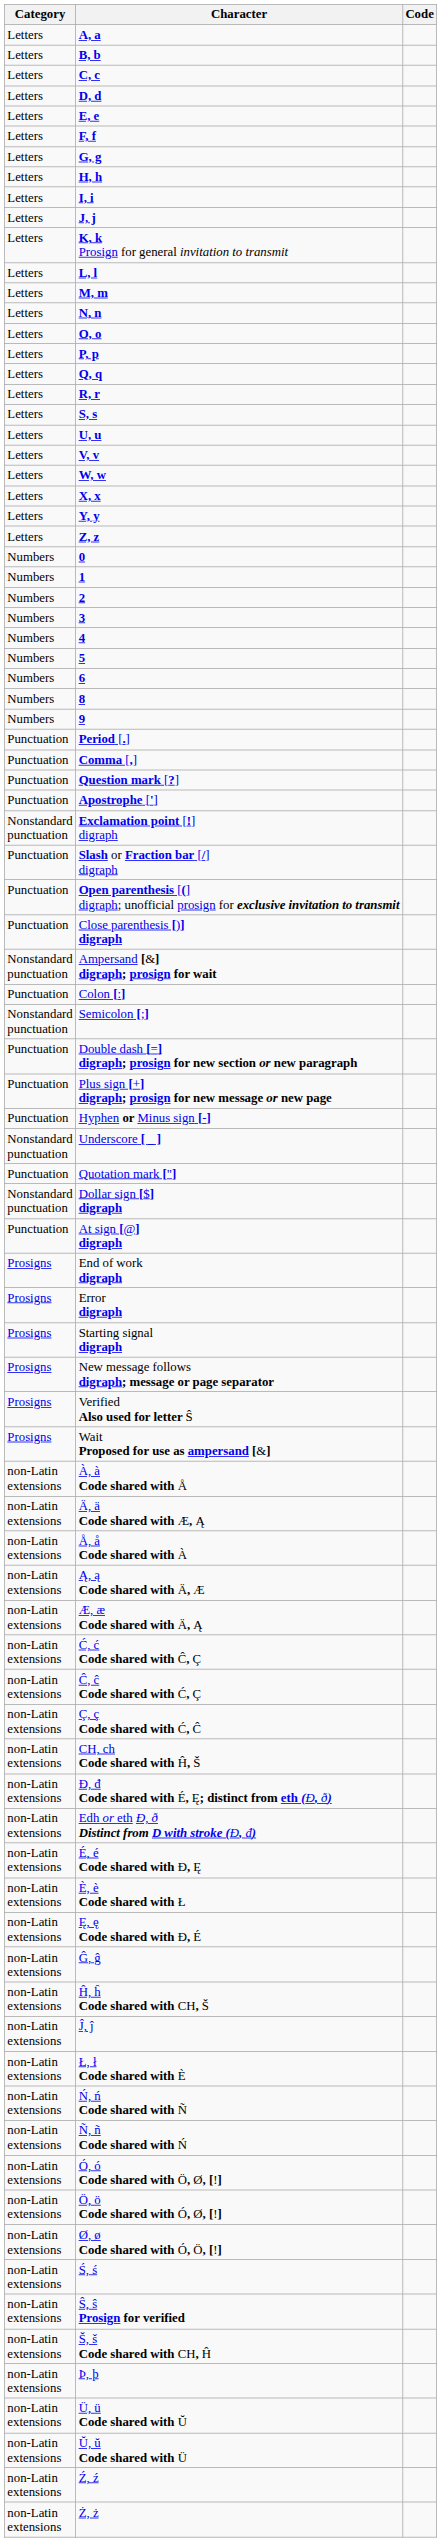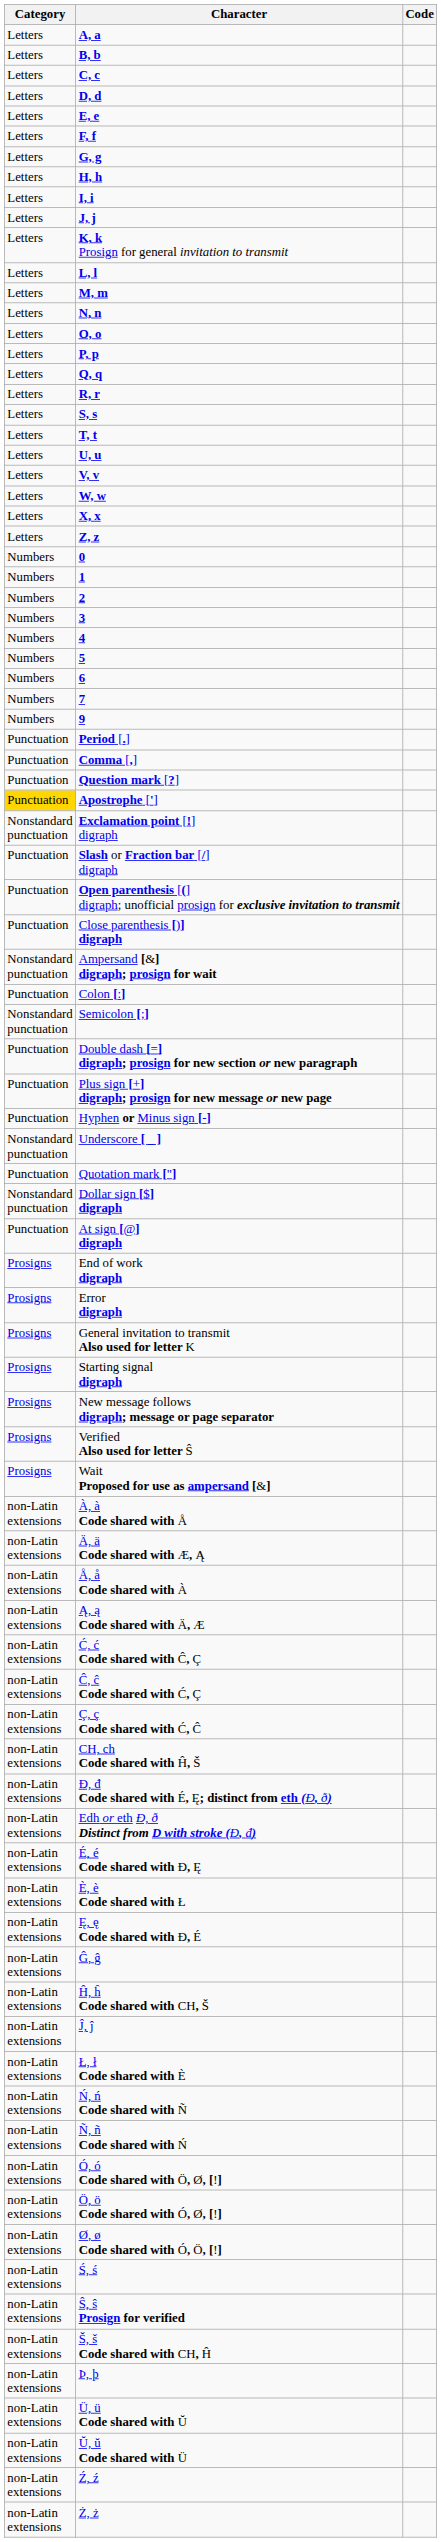+ row: (88, 435)
- row: (89, 516)
+ row: (82, 698)
- row: (82, 698)
(38, 800) no background -> (38, 800) gold background
+ row: (154, 1339)
- row: (141, 1617)
